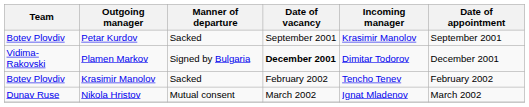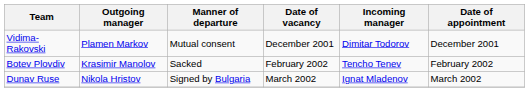- row: (109, 38)
(210, 58) Signed by Bulgaria -> (202, 43) Mutual consent
(301, 58) bold -> (300, 43) normal
(202, 94) Mutual consent -> (210, 79) Signed by Bulgaria
